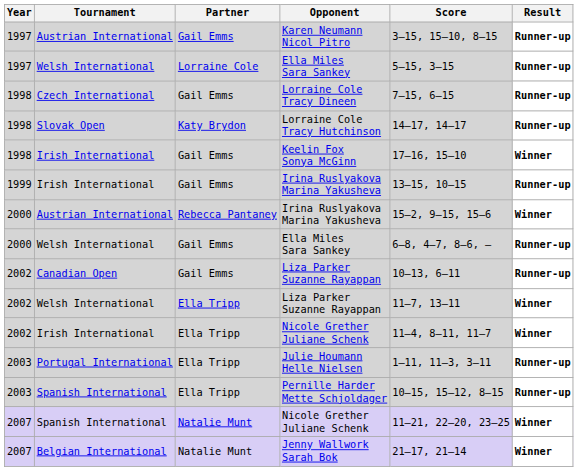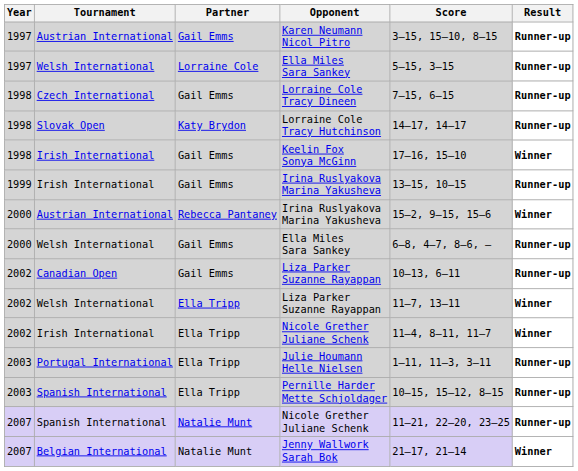(533, 421) Winner -> (543, 421) Runner-up
